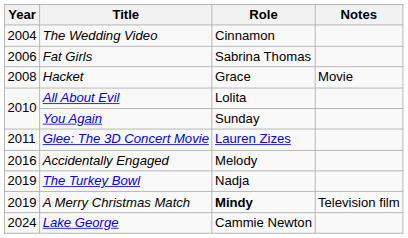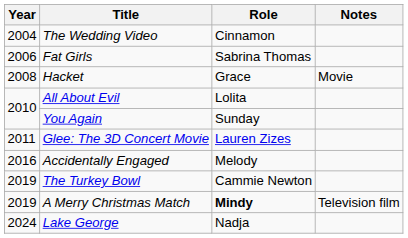(232, 181) Nadja -> (263, 181) Cammie Newton
(263, 222) Cammie Newton -> (232, 222) Nadja
